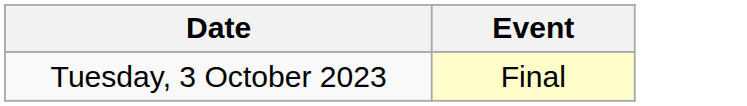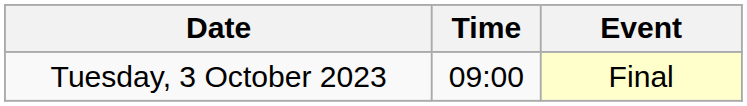+ column: (486, 28)
